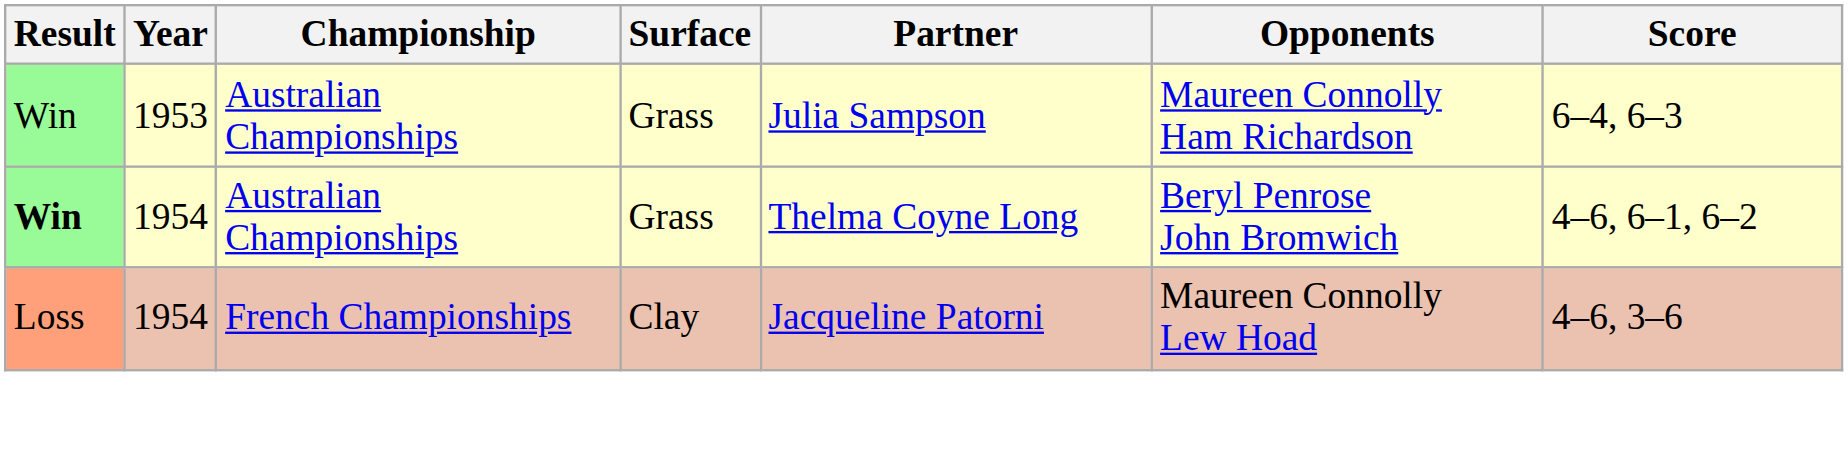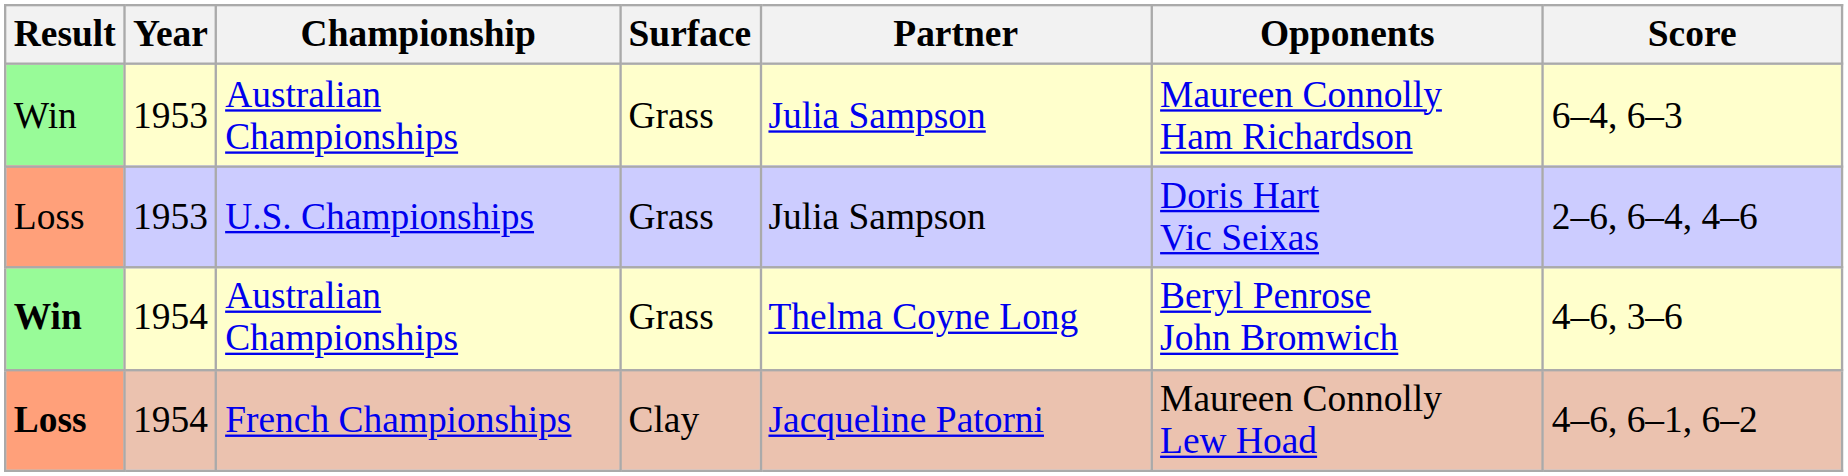+ row: (170, 216)
(1655, 216) 4–6, 6–1, 6–2 -> (1617, 317) 4–6, 3–6
(49, 317) normal -> (50, 419) bold
(1617, 317) 4–6, 3–6 -> (1655, 419) 4–6, 6–1, 6–2
